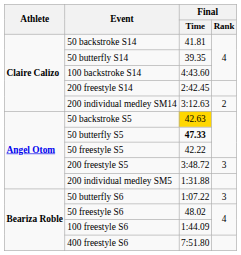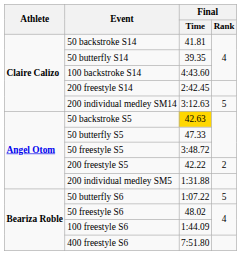(224, 104) 2 -> (224, 104) 5
(195, 135) bold -> (195, 135) normal
(195, 150) 42.22 -> (195, 150) 3:48.72
(195, 166) 3:48.72 -> (195, 166) 42.22
(224, 166) 3 -> (224, 166) 2
(224, 197) 3 -> (224, 197) 5
